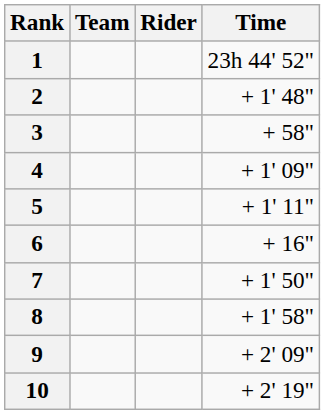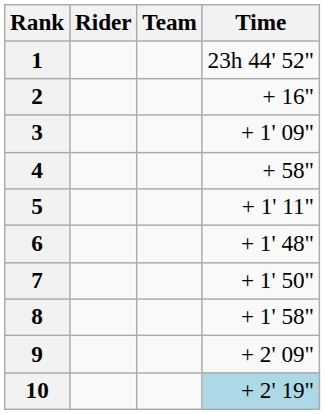columns swapped: (169, 22) <-> (102, 22)
(278, 96) + 1' 48" -> (288, 96) + 16"
(288, 133) + 58" -> (278, 133) + 1' 09"
(278, 170) + 1' 09" -> (288, 170) + 58"
(288, 243) + 16" -> (278, 243) + 1' 48"
(278, 390) no background -> (278, 390) lightblue background
